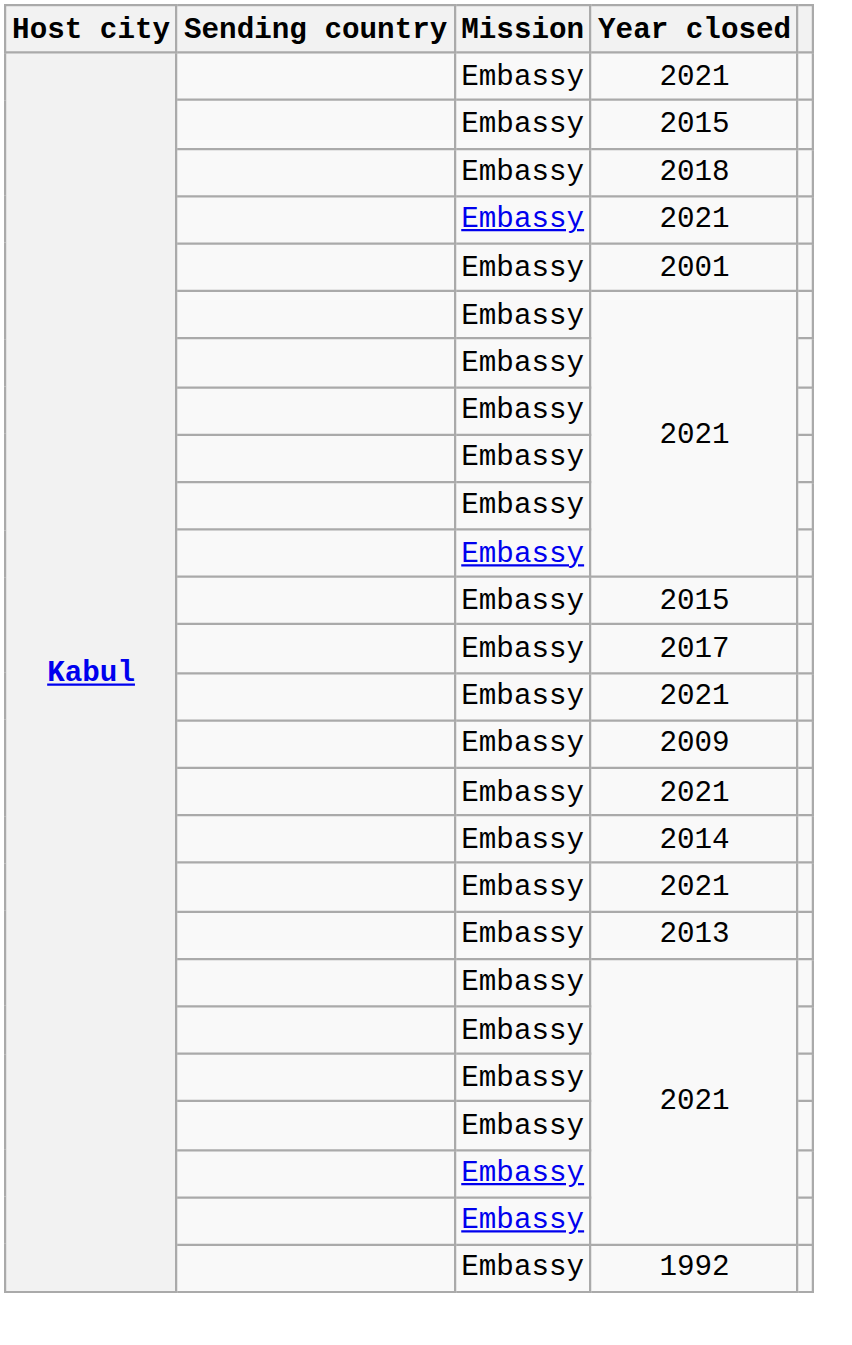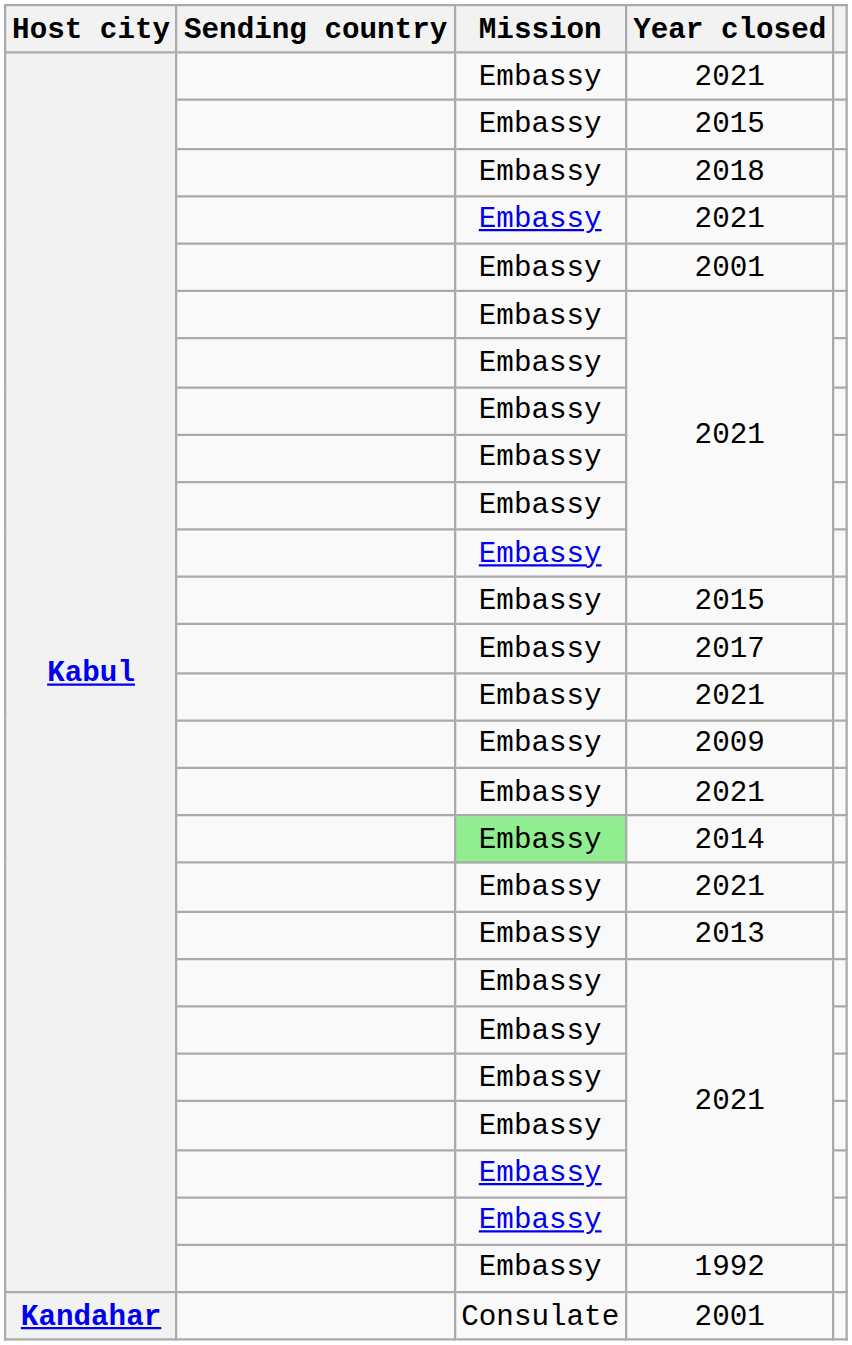(523, 839) no background -> (540, 839) lightgreen background
+ row: (91, 1316)
